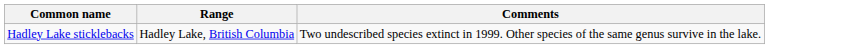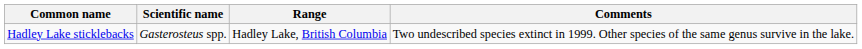+ column: (183, 14)
